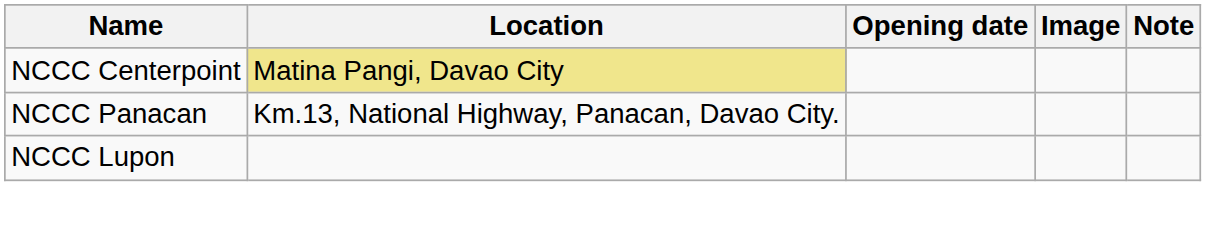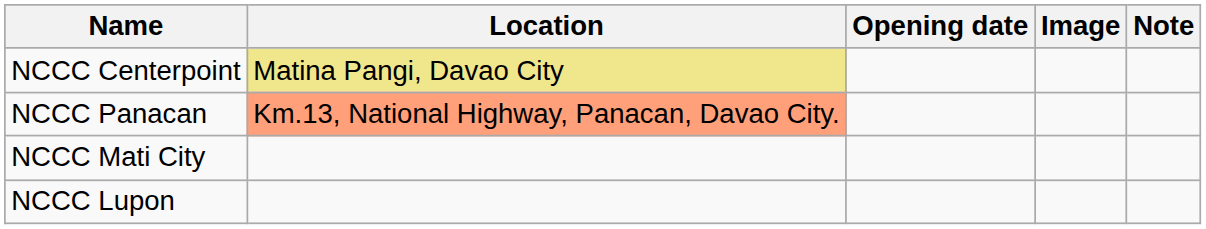(546, 113) no background -> (546, 113) lightsalmon background
+ row: (108, 157)
